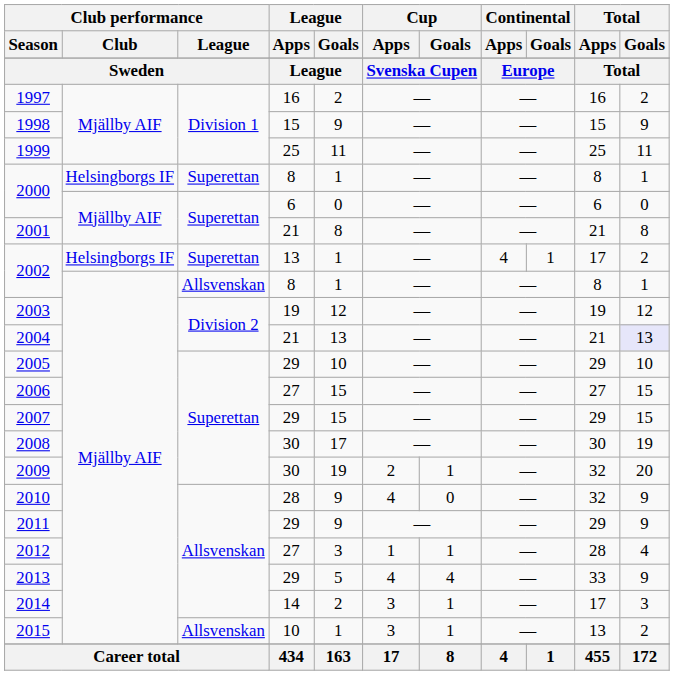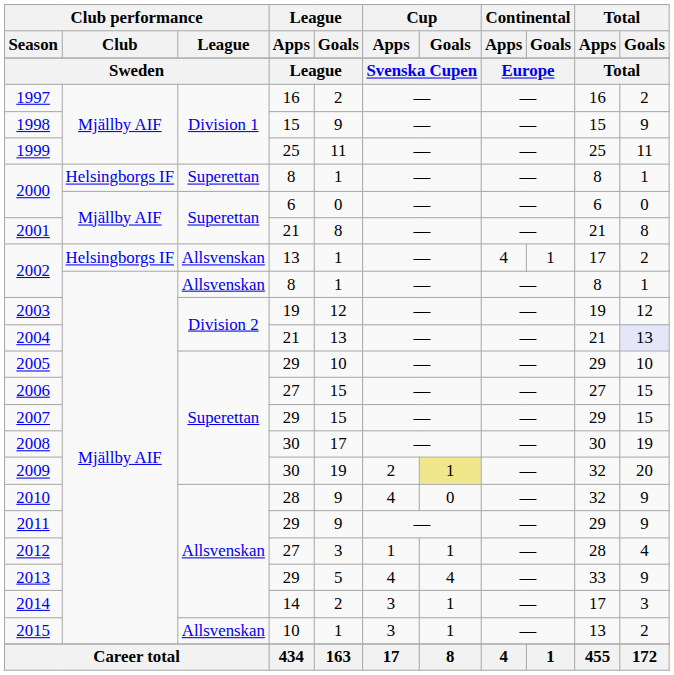(223, 257) Superettan -> (223, 257) Allsvenskan
(450, 470) no background -> (450, 470) khaki background
